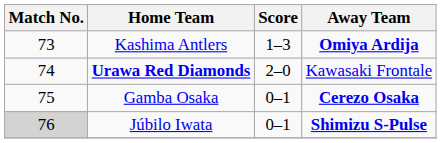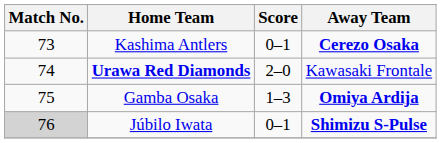(278, 44) 1–3 -> (278, 44) 0–1
(369, 44) Omiya Ardija -> (369, 44) Cerezo Osaka
(278, 97) 0–1 -> (278, 97) 1–3
(369, 97) Cerezo Osaka -> (369, 97) Omiya Ardija
